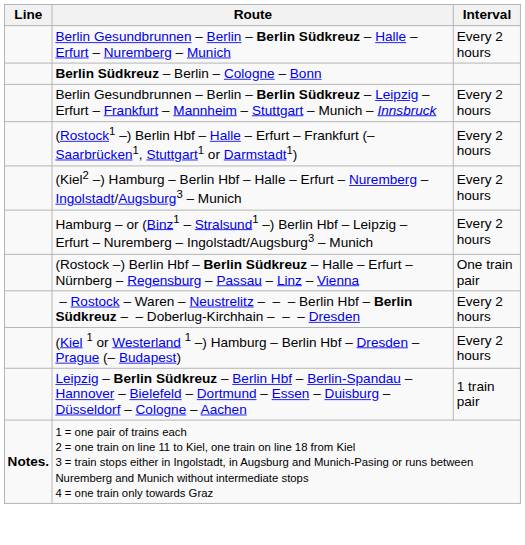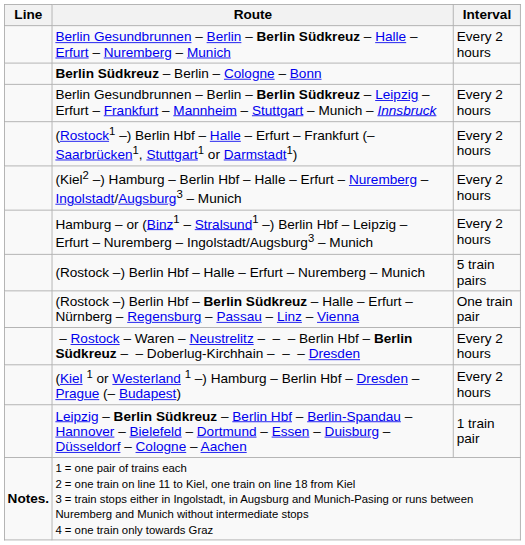+ row: (240, 272)
